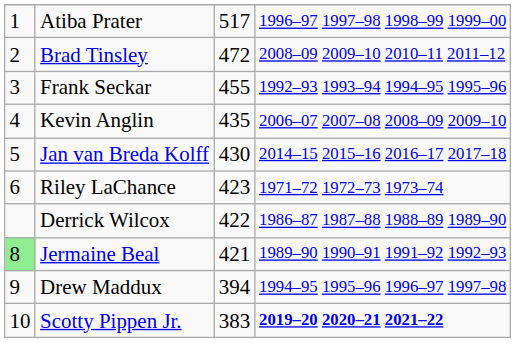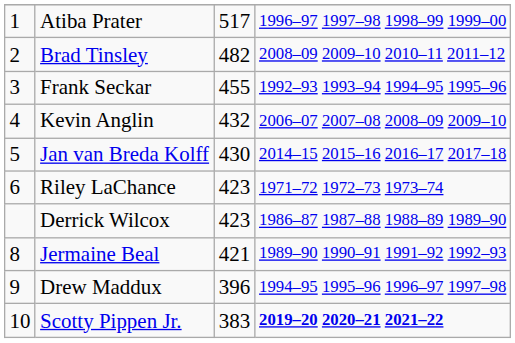(234, 54) 472 -> (234, 54) 482
(234, 120) 435 -> (234, 120) 432
(234, 220) 422 -> (234, 220) 423
(15, 253) lightgreen background -> (15, 253) no background
(234, 287) 394 -> (234, 287) 396
